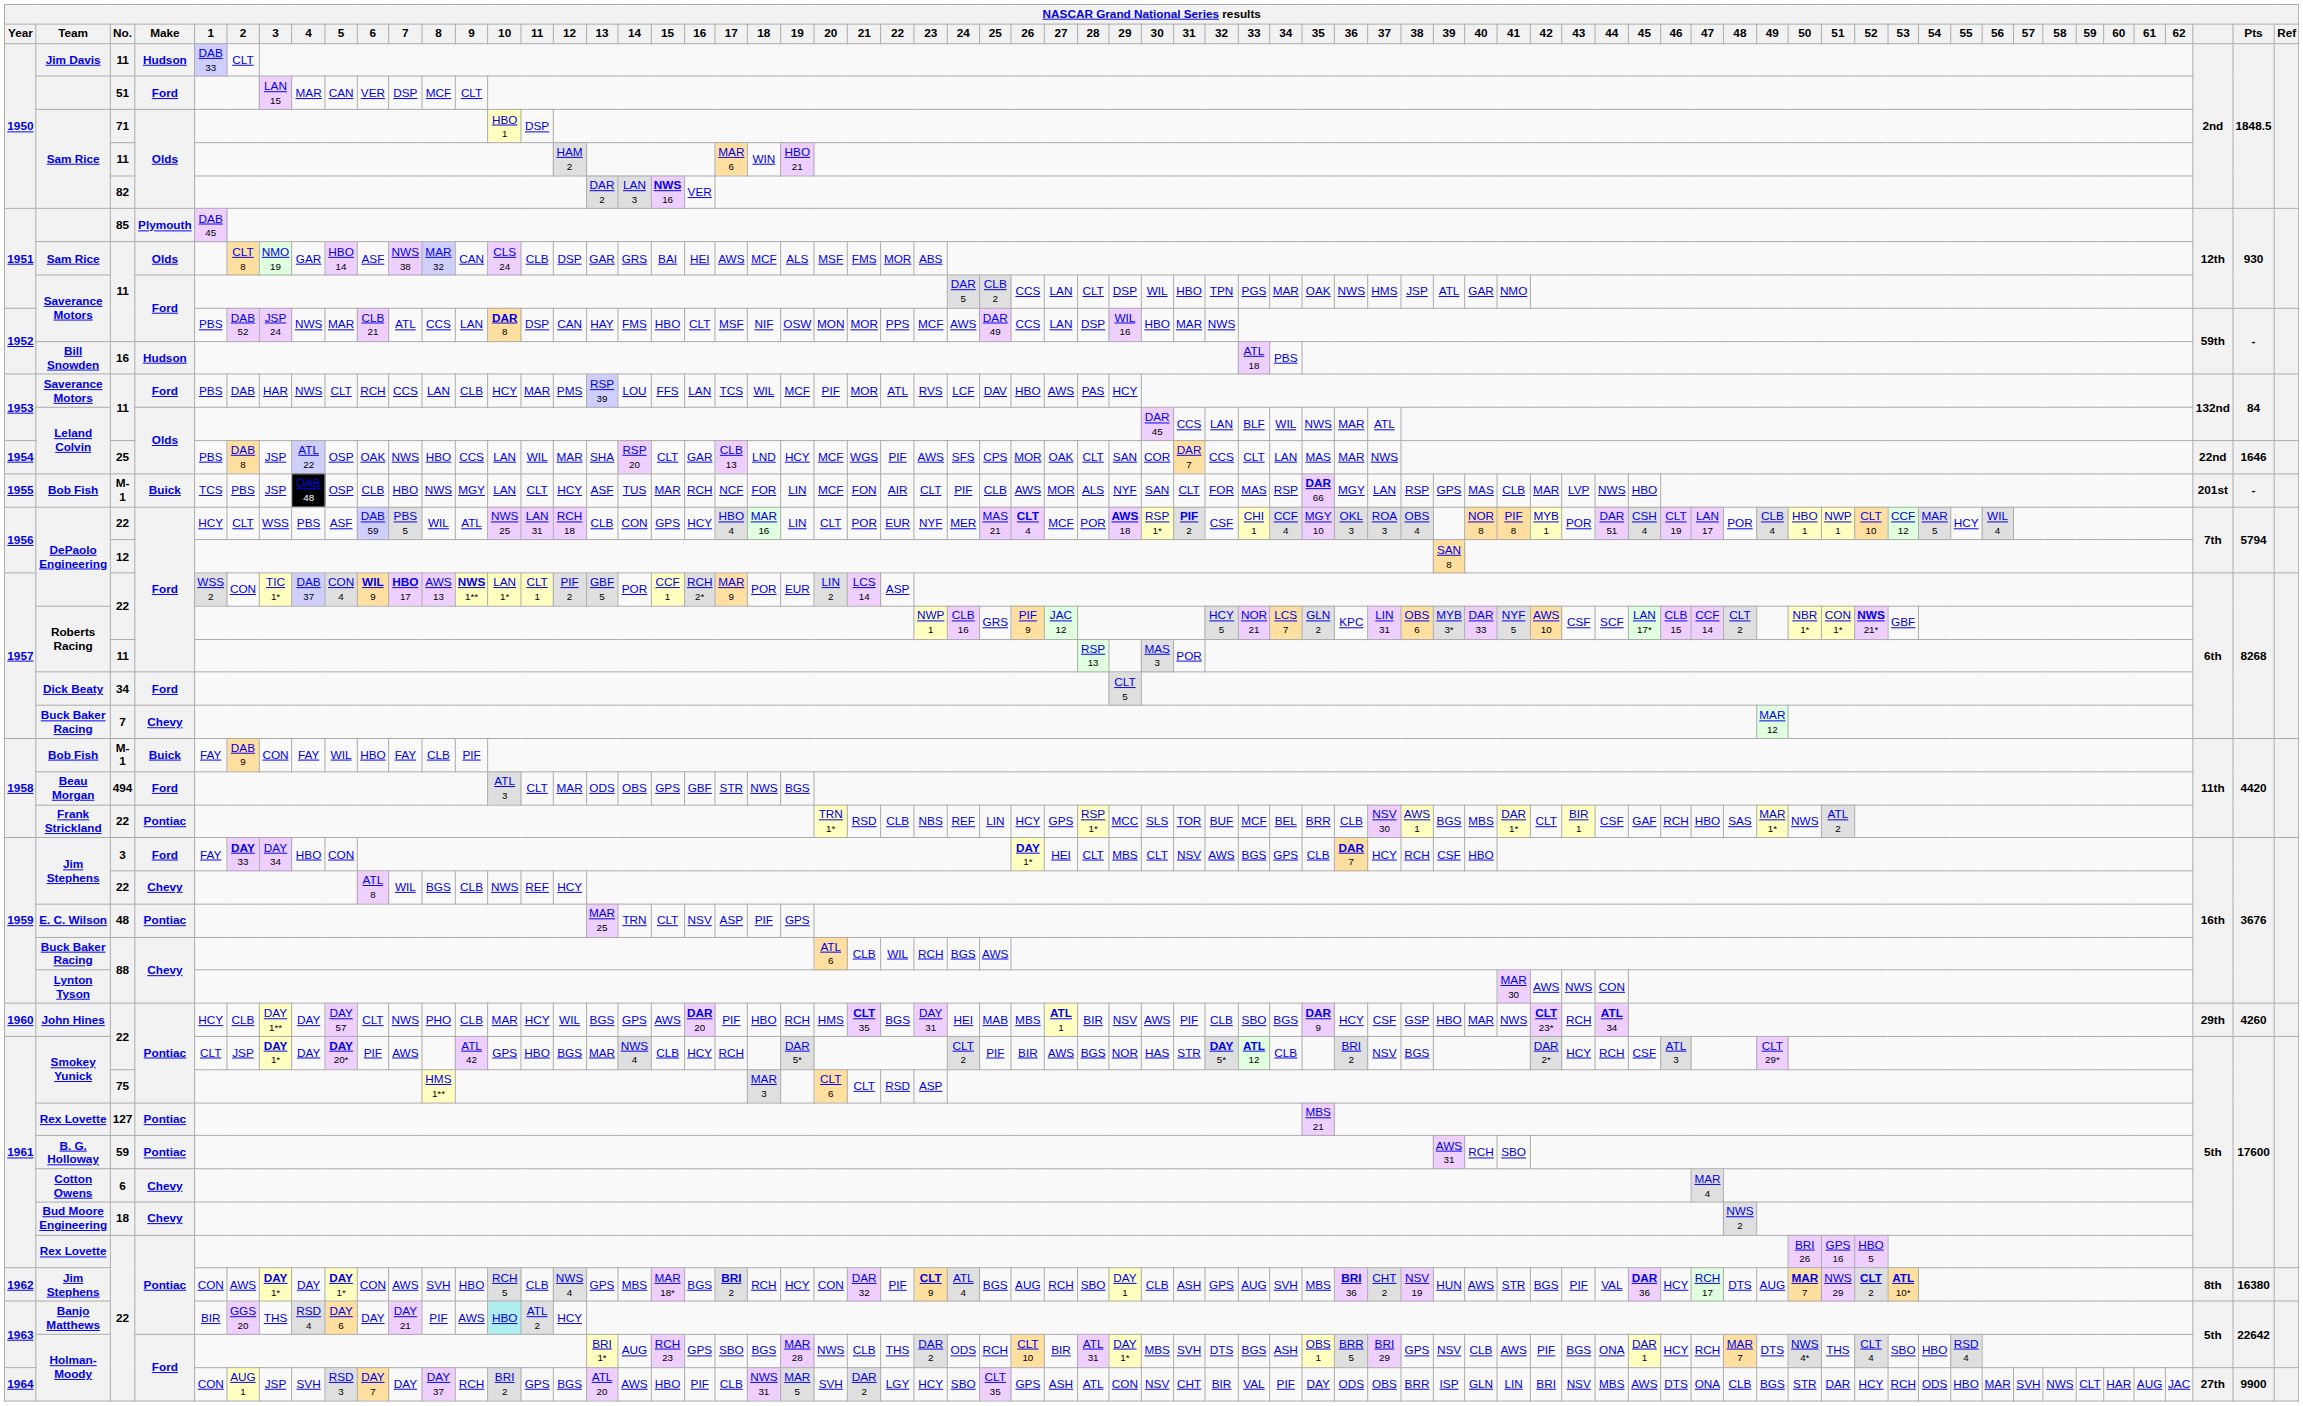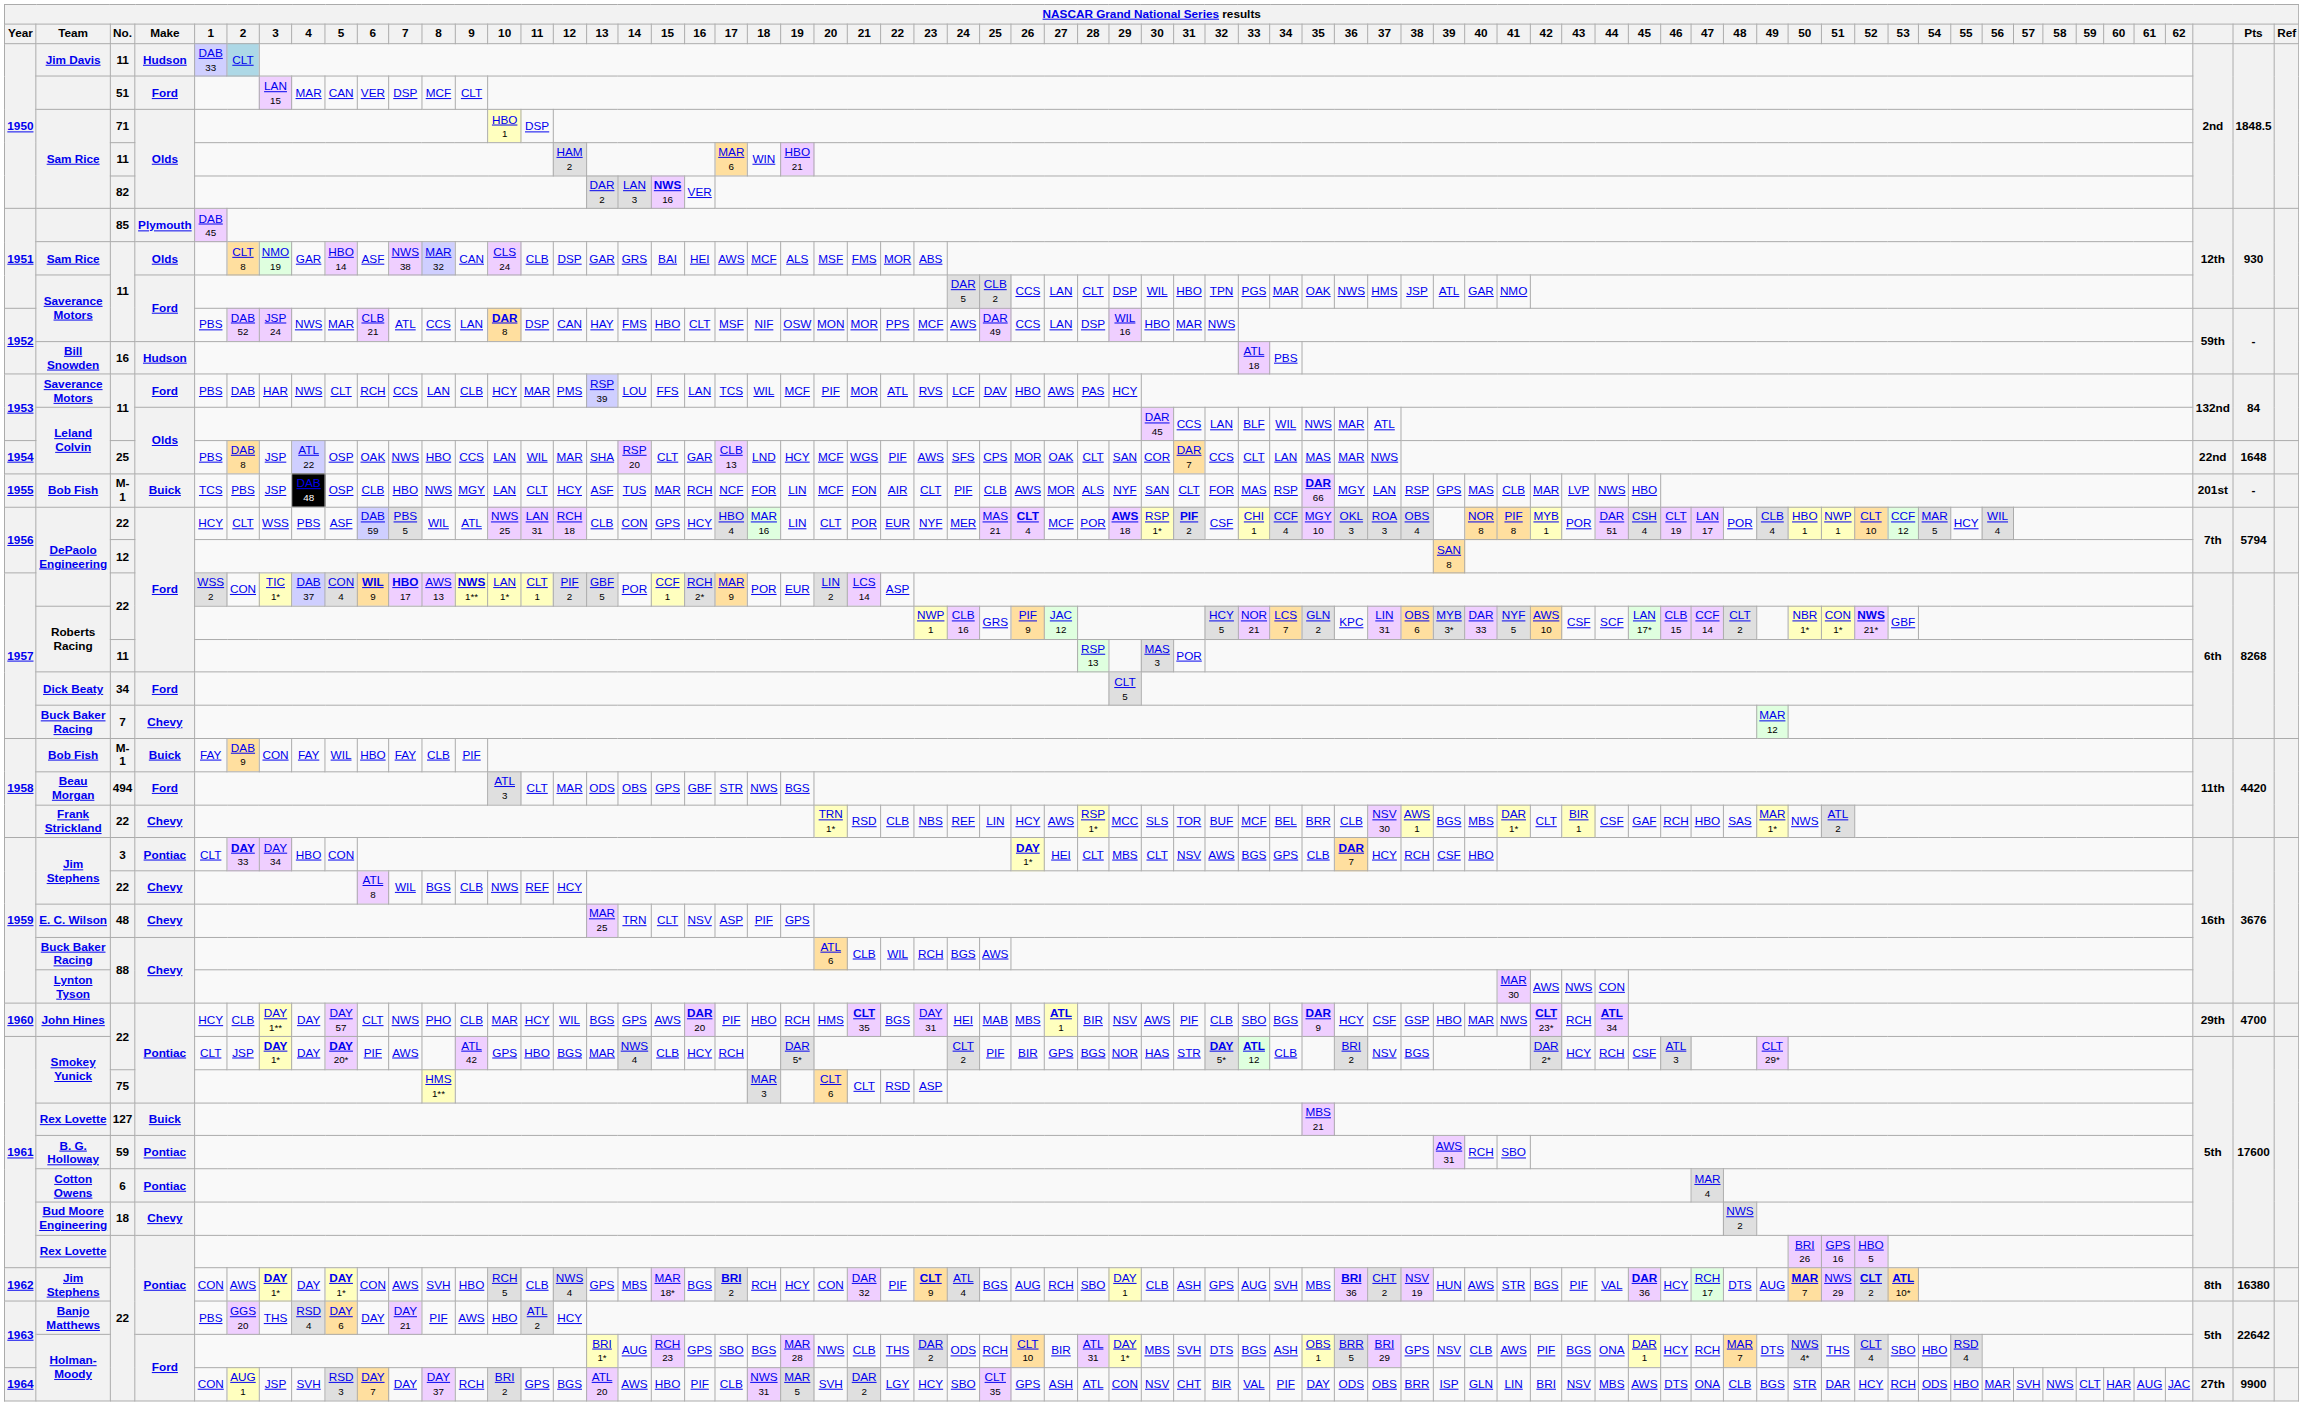(243, 60) no background -> (243, 60) lightblue background
(2253, 457) 1646 -> (2253, 457) 1648
(165, 821) Pontiac -> (165, 821) Chevy
(1061, 821) GPS -> (1061, 821) AWS
(165, 854) Ford -> (165, 854) Pontiac
(211, 854) FAY -> (211, 854) CLT
(165, 921) Pontiac -> (165, 921) Chevy
(2253, 1020) 4260 -> (2253, 1020) 4700
(1061, 1053) AWS -> (1061, 1053) GPS
(165, 1119) Pontiac -> (165, 1119) Buick
(165, 1185) Chevy -> (165, 1185) Pontiac
(211, 1318) BIR -> (211, 1318) PBS
(505, 1318) paleturquoise background -> (505, 1318) no background
